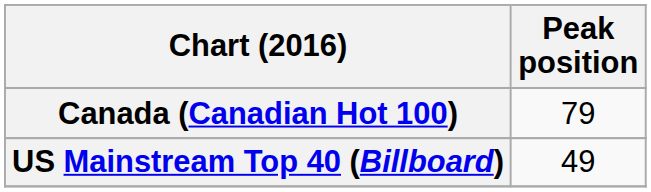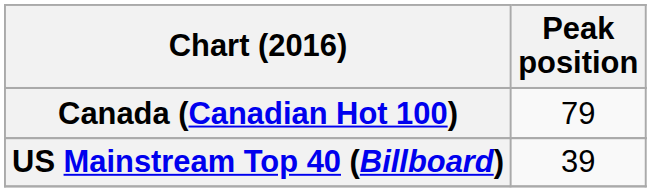(578, 161) 49 -> (578, 161) 39
